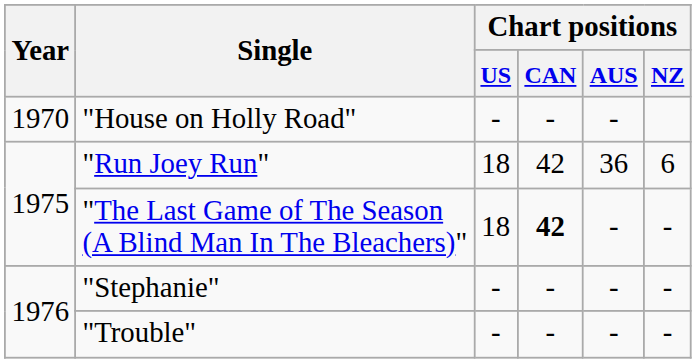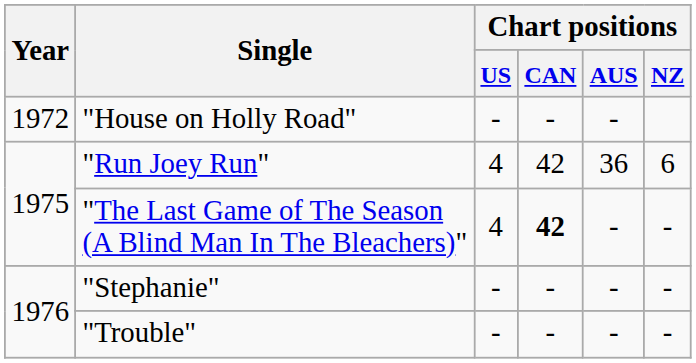(40, 118) 1970 -> (40, 118) 1972
(496, 164) 18 -> (496, 164) 4
(496, 226) 18 -> (496, 226) 4
